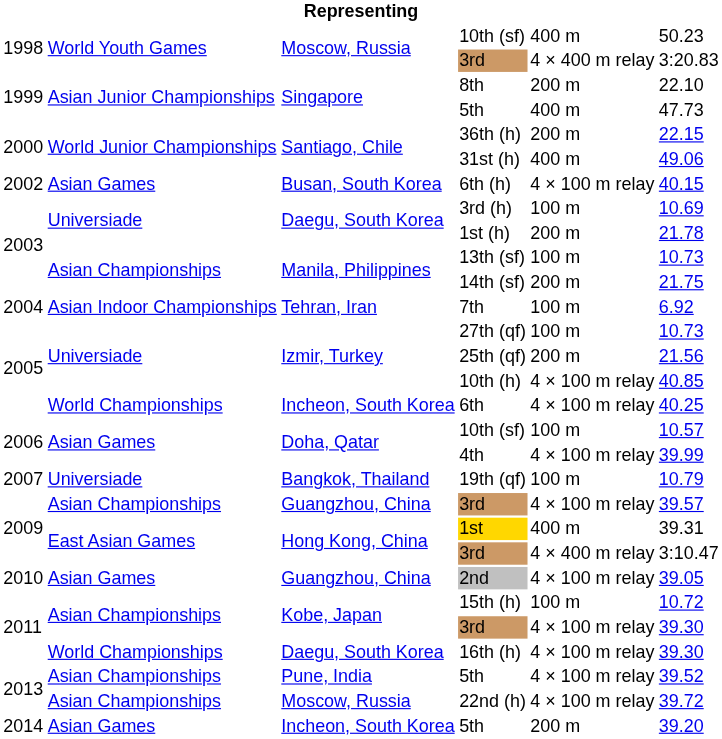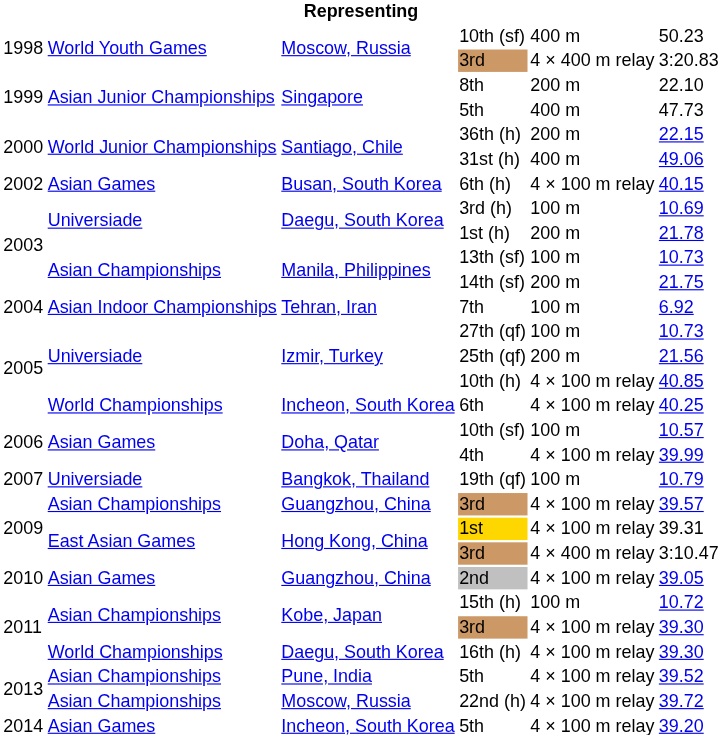(555, 528) 400 m -> (592, 528) 4 × 100 m relay
(555, 725) 200 m -> (592, 725) 4 × 100 m relay
